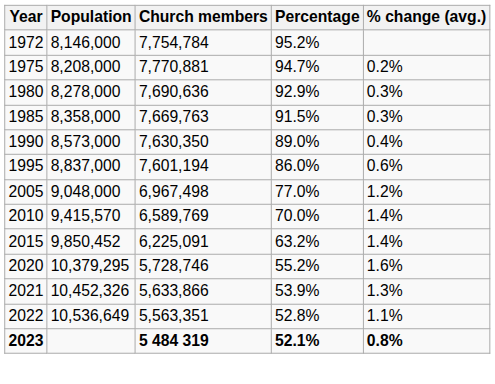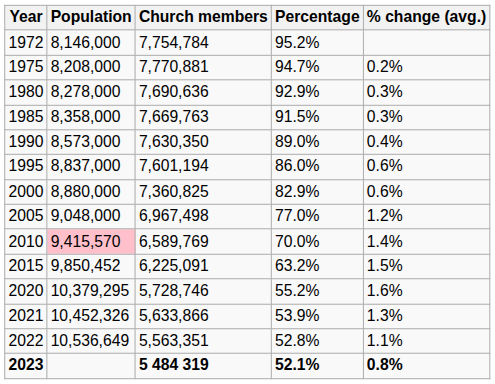+ row: (26, 191)
(86, 216) no background -> (86, 241) pink background
(385, 241) 1.4% -> (385, 266) 1.5%
